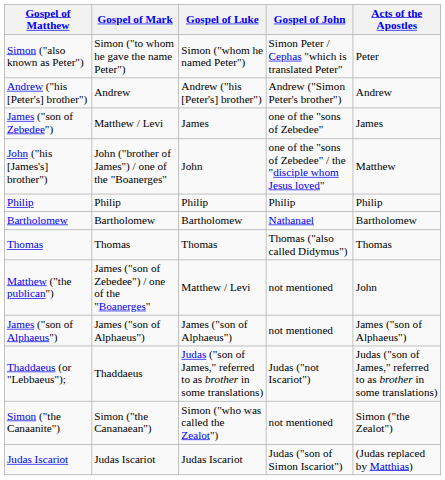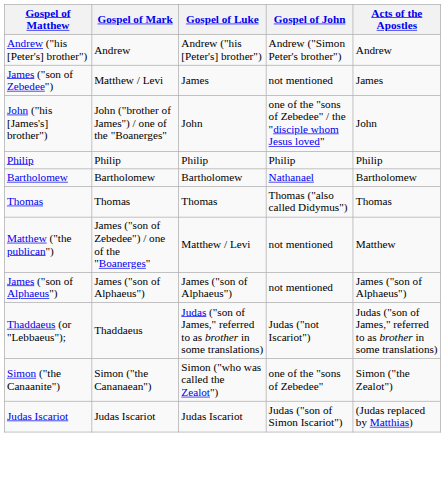- row: (45, 56)
(305, 123) one of the "sons of Zebedee" -> (301, 80) not mentioned
(376, 166) Matthew -> (366, 123) John
(366, 287) John -> (376, 244) Matthew
(301, 422) not mentioned -> (305, 380) one of the "sons of Zebedee"
